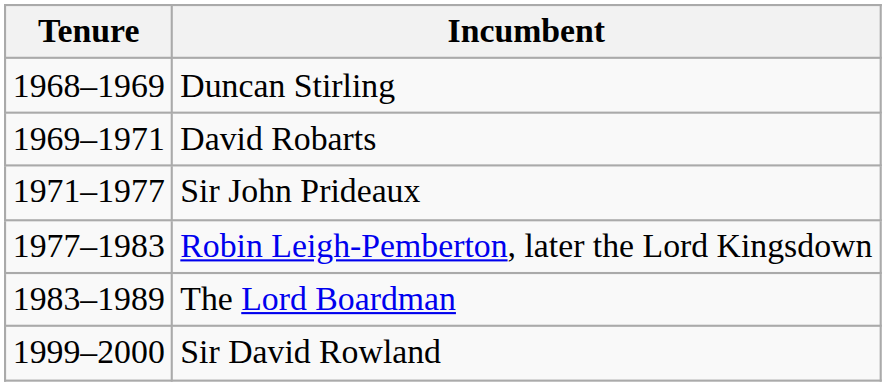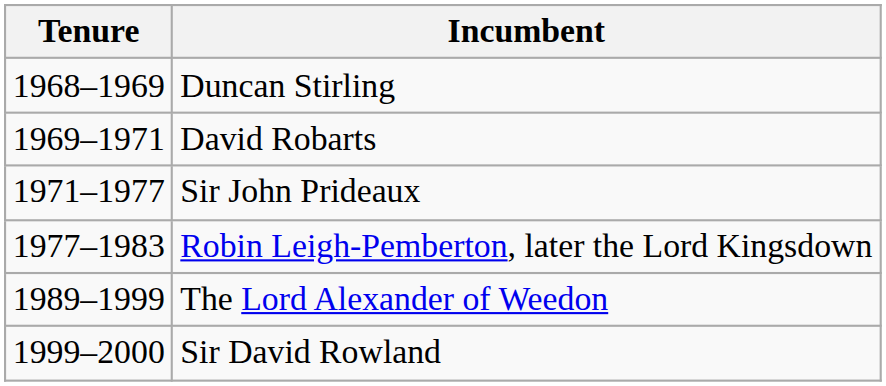- row: (318, 298)
+ row: (394, 298)
